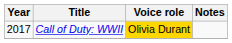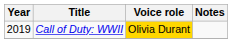(19, 30) 2017 -> (19, 30) 2019
